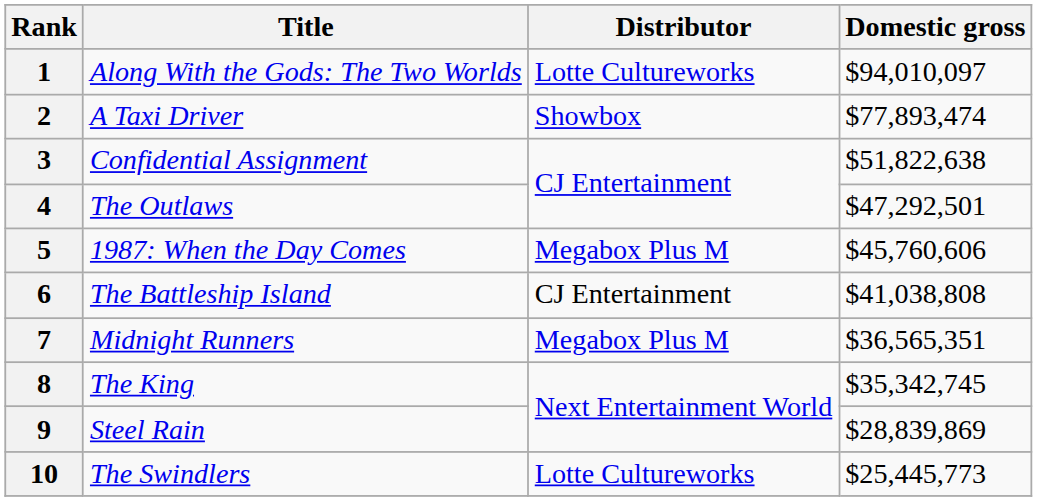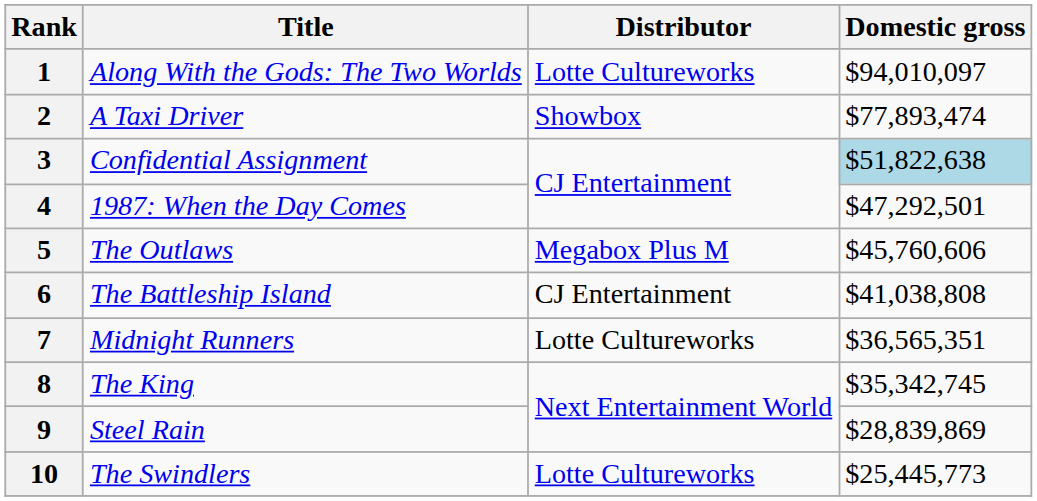(916, 160) no background -> (916, 160) lightblue background
(162, 205) The Outlaws -> (248, 205) 1987: When the Day Comes
(248, 250) 1987: When the Day Comes -> (162, 250) The Outlaws
(632, 339) Megabox Plus M -> (645, 339) Lotte Cultureworks
